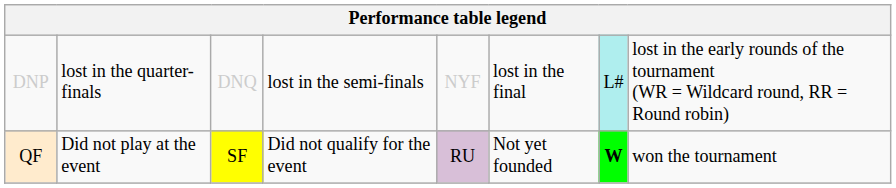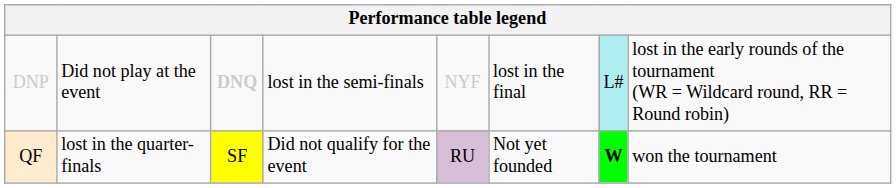(128, 83) lost in the quarter-finals -> (128, 83) Did not play at the event
(237, 83) normal -> (237, 83) bold
(128, 157) Did not play at the event -> (128, 157) lost in the quarter-finals
